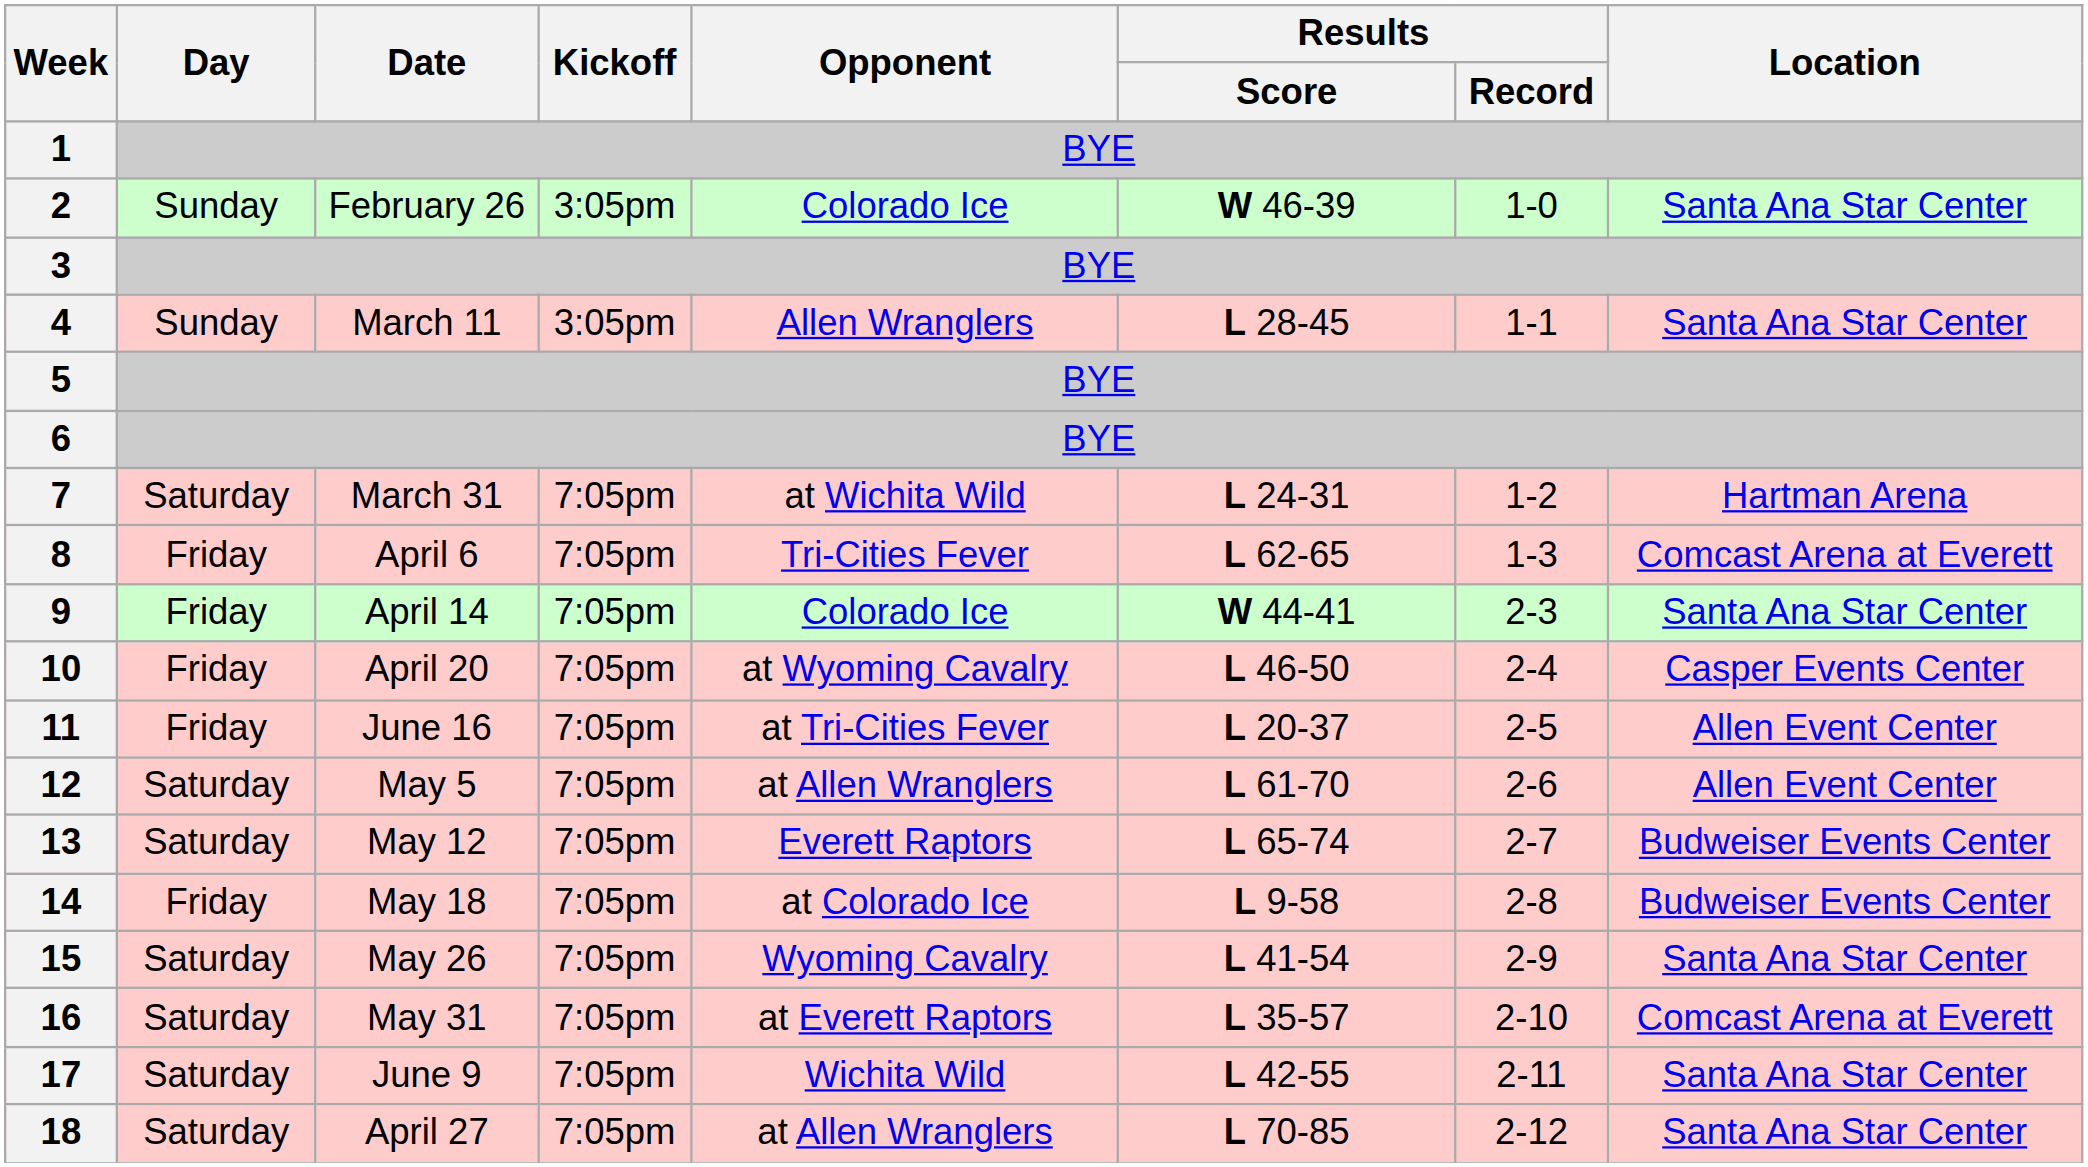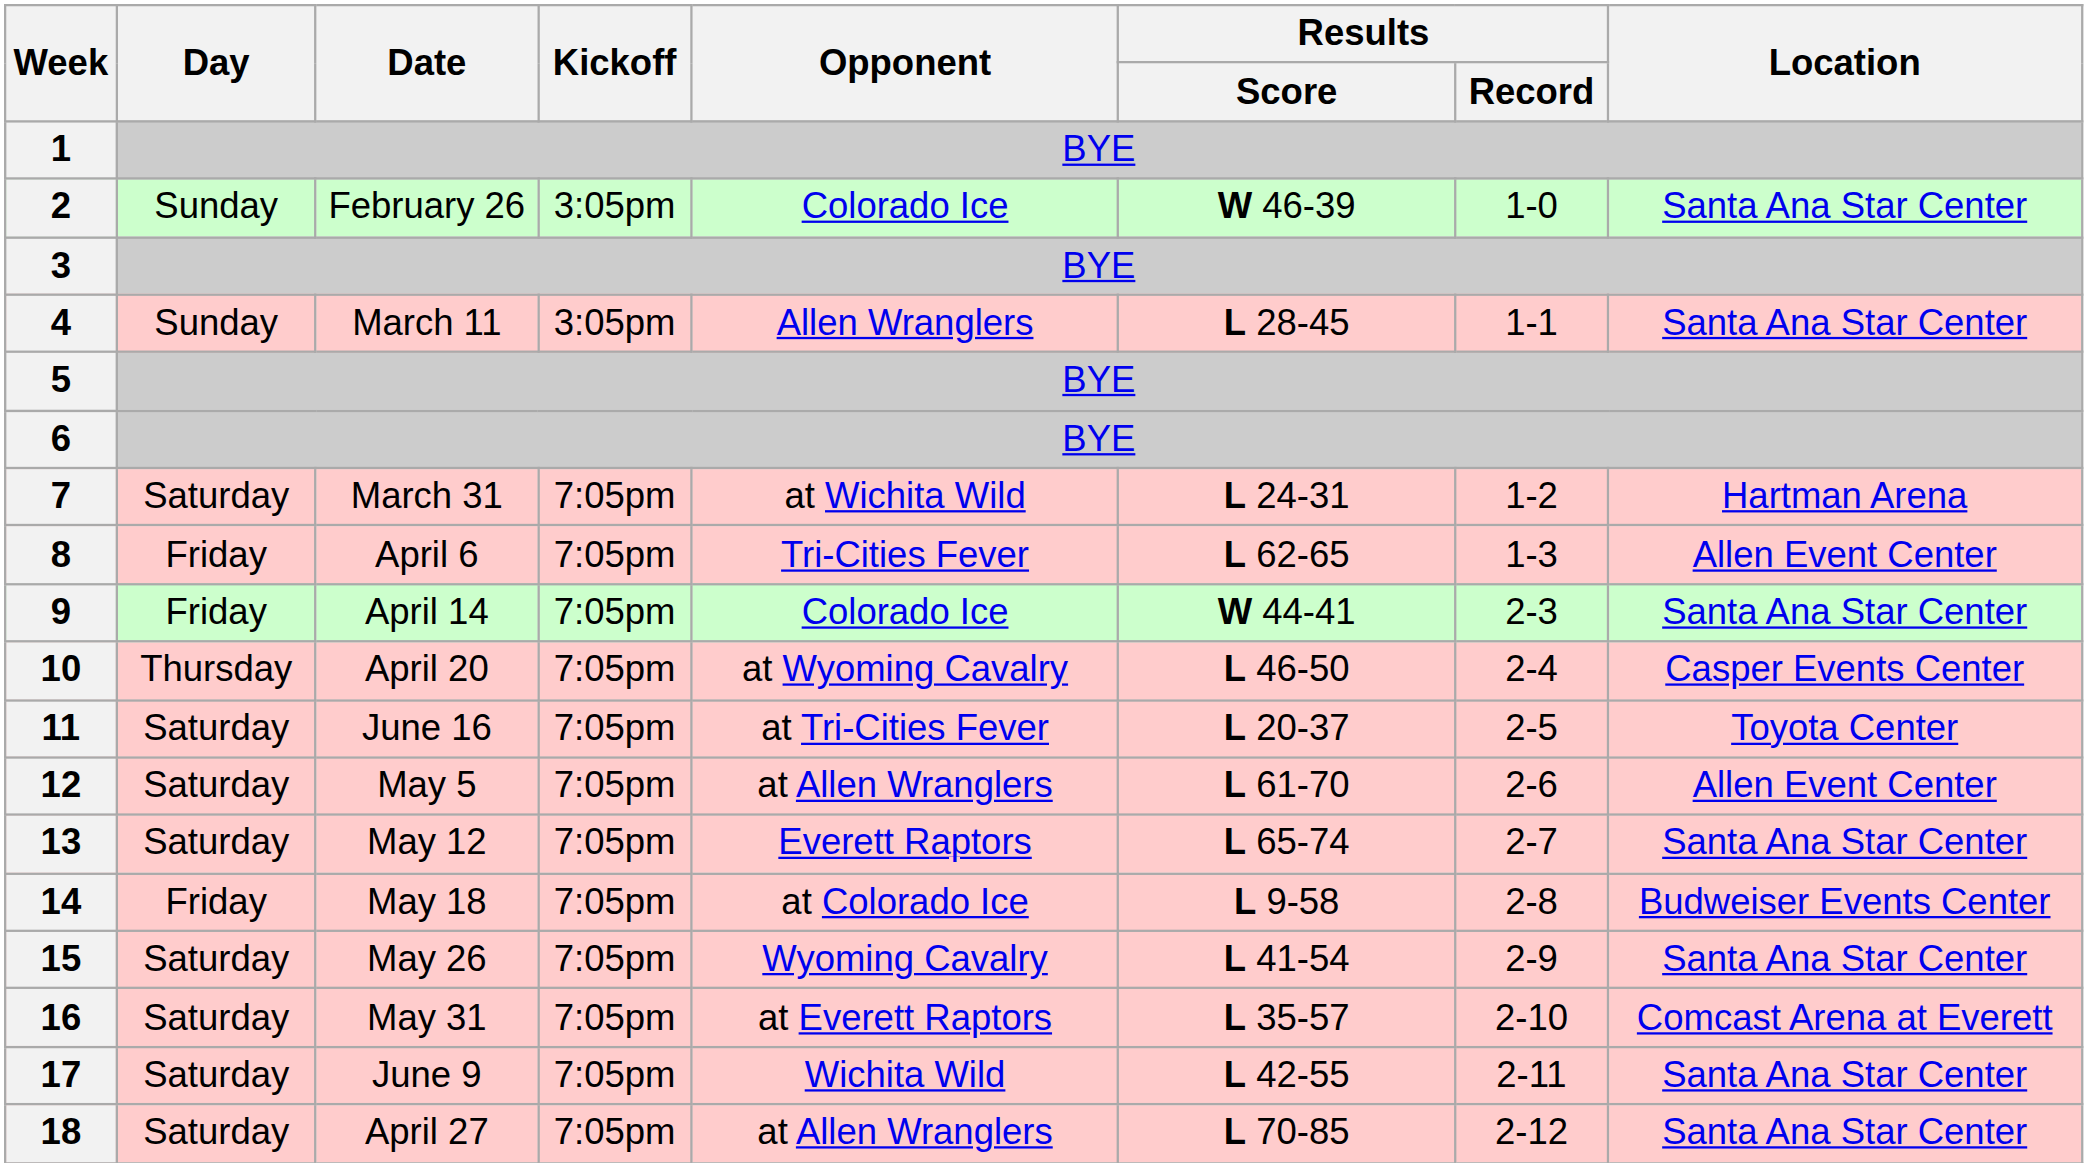(1845, 554) Comcast Arena at Everett -> (1845, 554) Allen Event Center
(216, 669) Friday -> (216, 669) Thursday
(216, 727) Friday -> (216, 727) Saturday
(1845, 727) Allen Event Center -> (1845, 727) Toyota Center
(1845, 843) Budweiser Events Center -> (1845, 843) Santa Ana Star Center
